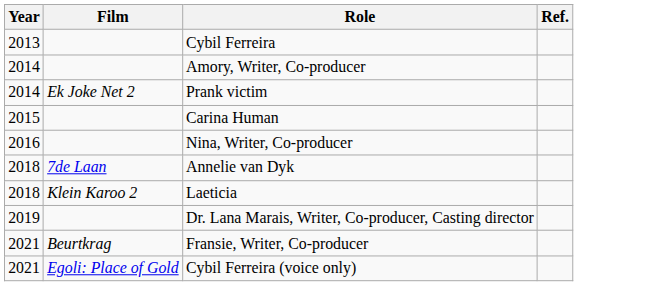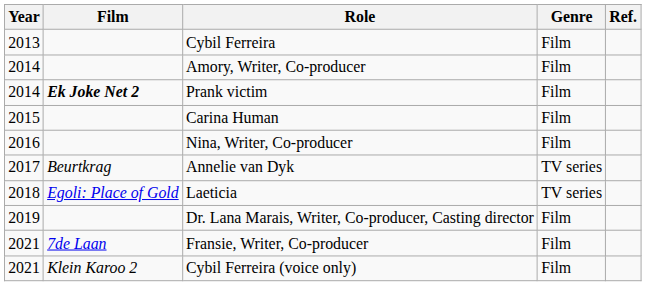+ column: (572, 17)
(91, 92) normal -> (93, 92) bold
(24, 167) 2018 -> (24, 167) 2017
(77, 167) 7de Laan -> (79, 167) Beurtkrag
(92, 192) Klein Karoo 2 -> (113, 192) Egoli: Place of Gold
(79, 243) Beurtkrag -> (77, 243) 7de Laan
(113, 268) Egoli: Place of Gold -> (92, 268) Klein Karoo 2
